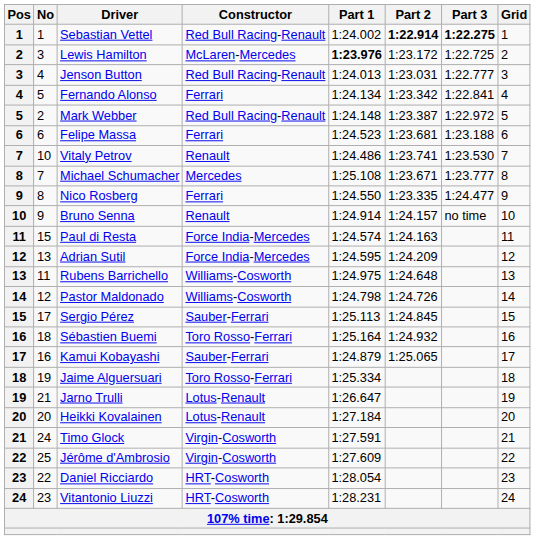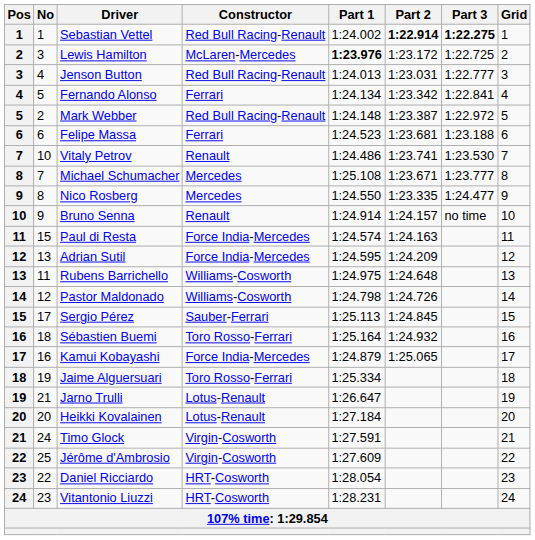(204, 196) Ferrari -> (214, 196) Mercedes
(227, 357) Sauber-Ferrari -> (248, 357) Force India-Mercedes
